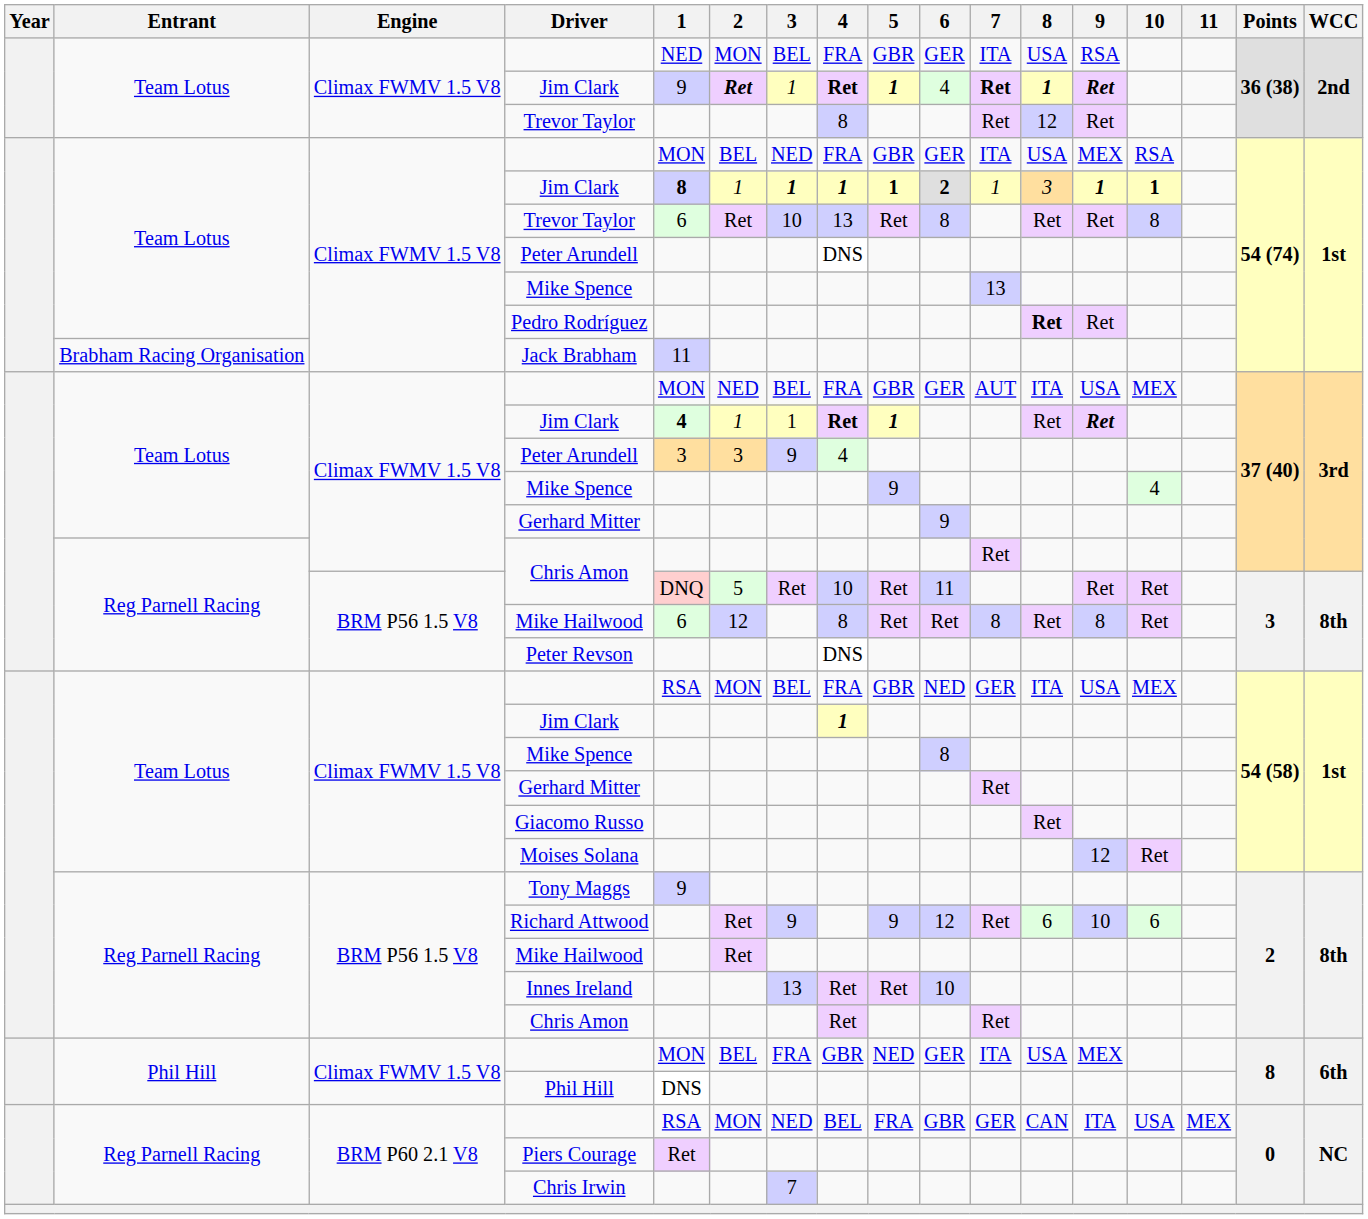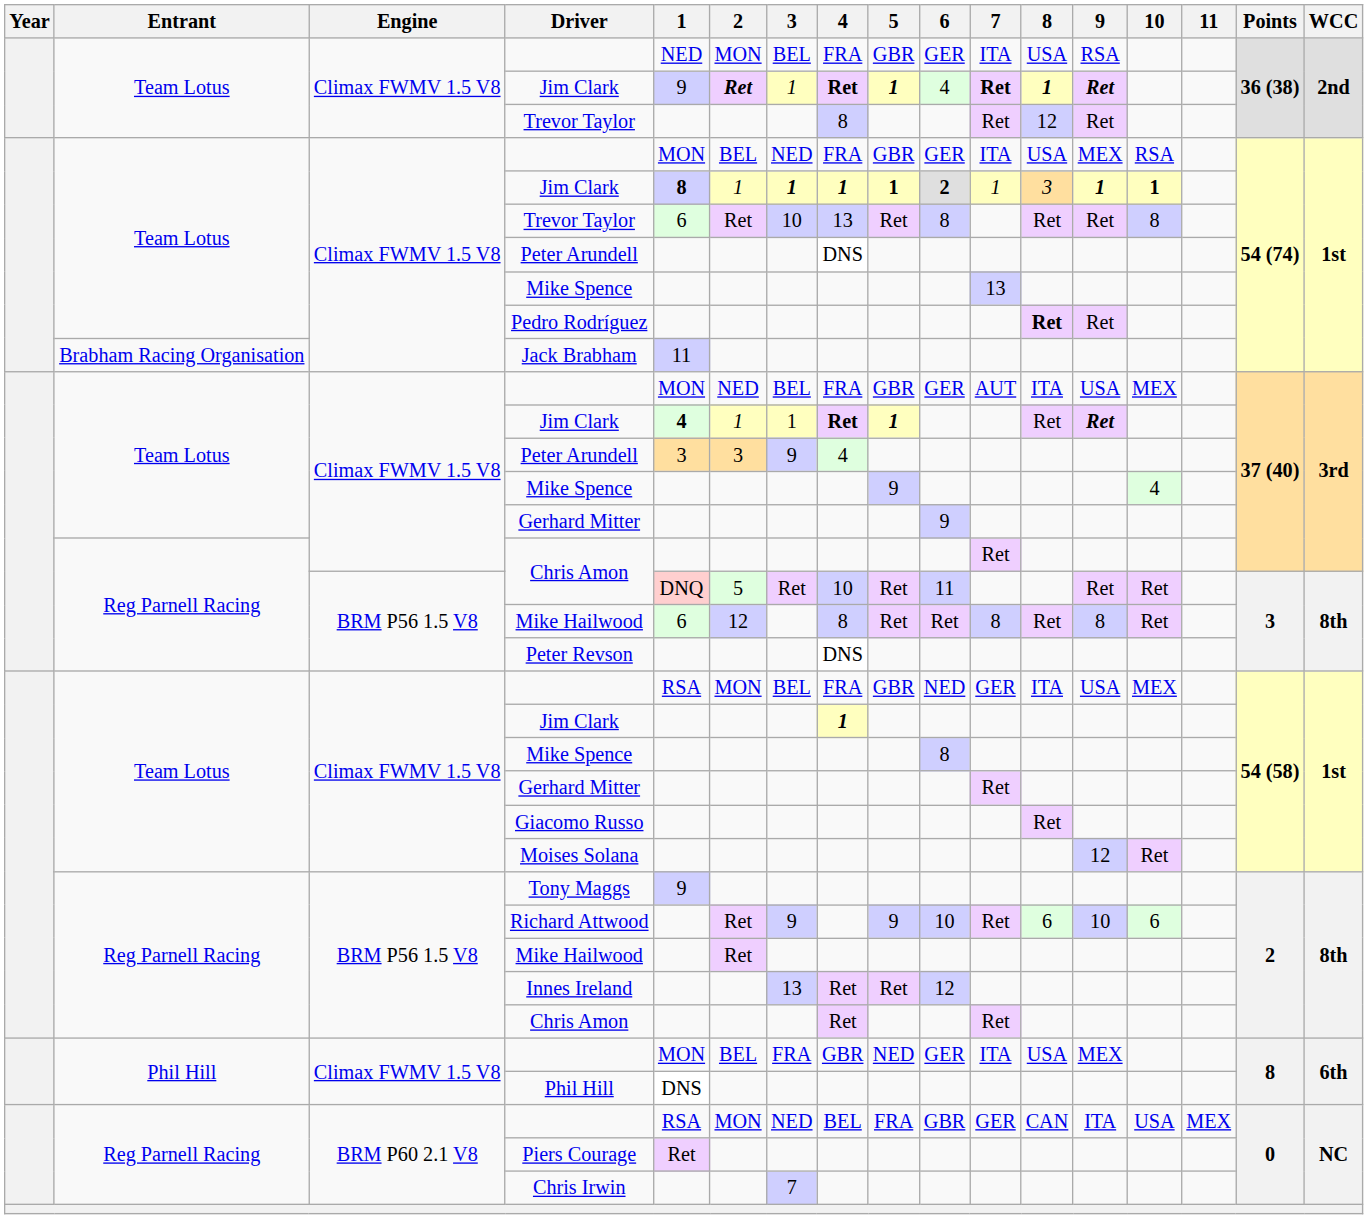(945, 921) 12 -> (945, 921) 10
(945, 988) 10 -> (945, 988) 12
